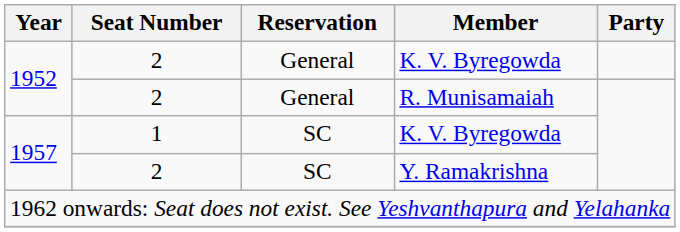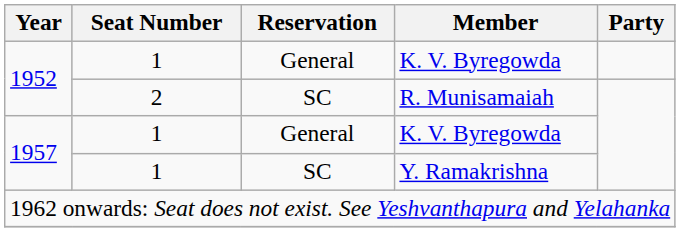(157, 60) 2 -> (157, 60) 1
(317, 97) General -> (317, 97) SC
(317, 134) SC -> (317, 134) General
(157, 171) 2 -> (157, 171) 1
